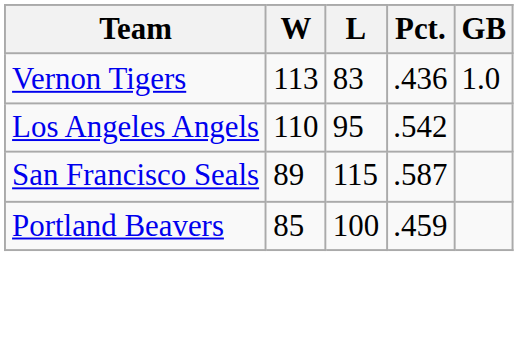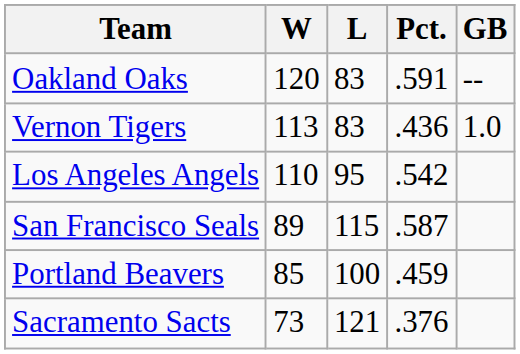+ row: (100, 77)
+ row: (121, 322)
